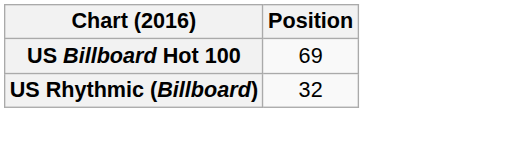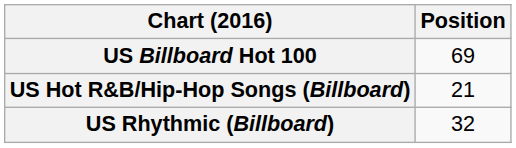+ row: (210, 90)
